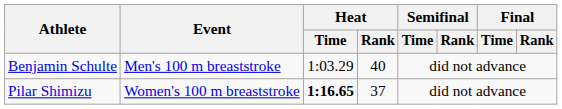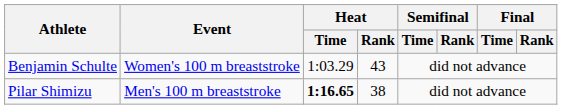(202, 66) Men's 100 m breaststroke -> (212, 66) Women's 100 m breaststroke
(378, 66) 40 -> (378, 66) 43
(212, 91) Women's 100 m breaststroke -> (202, 91) Men's 100 m breaststroke
(378, 91) 37 -> (378, 91) 38
